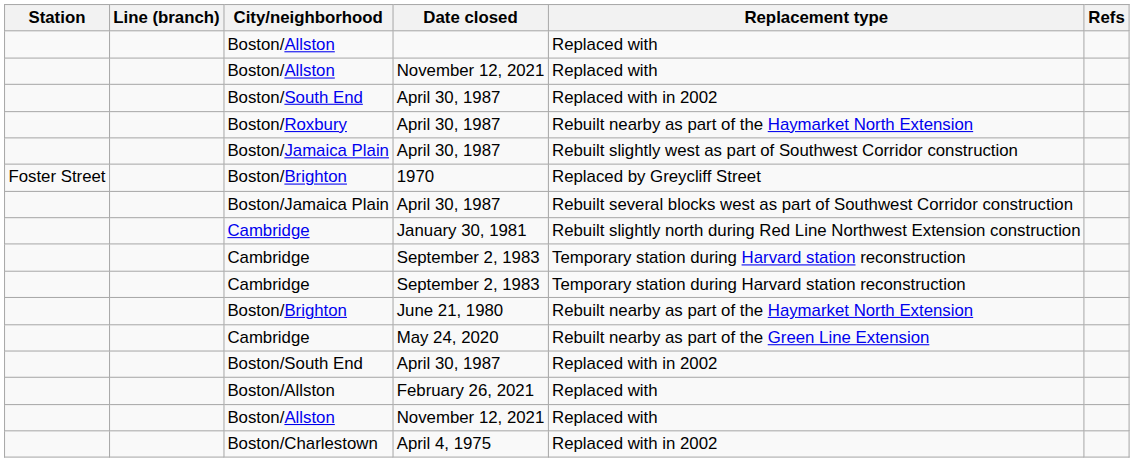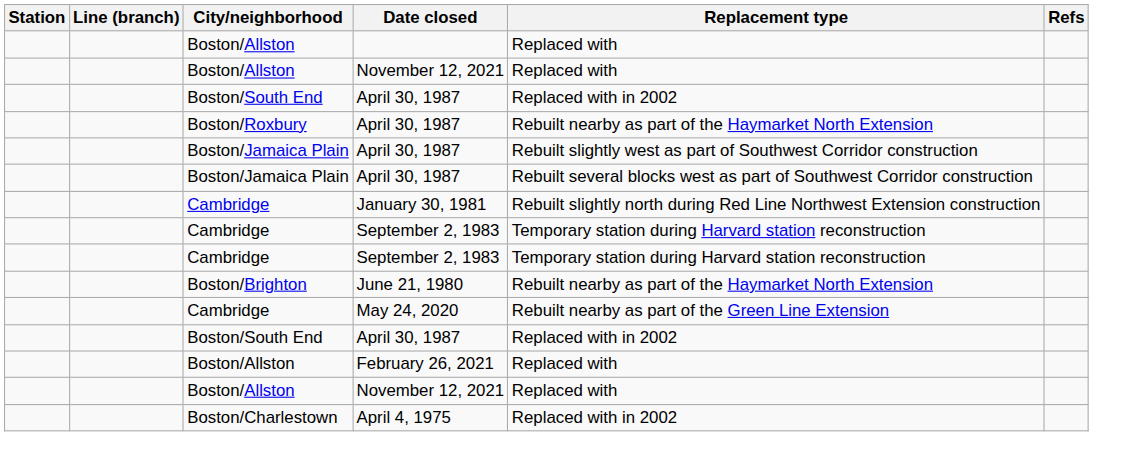- row: (287, 177)
